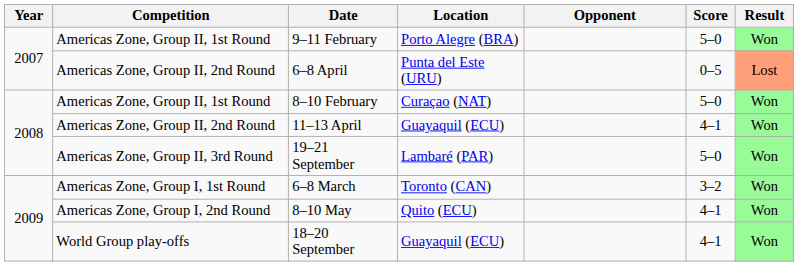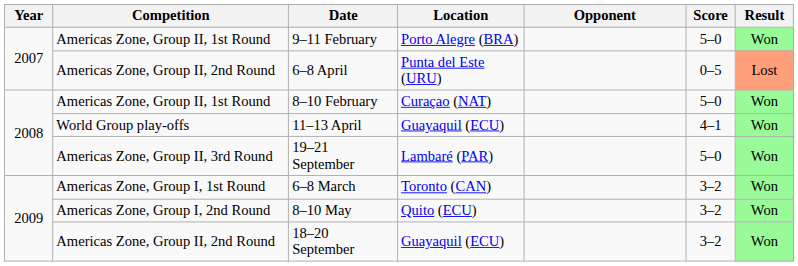(166, 124) Americas Zone, Group II, 2nd Round -> (123, 124) World Group play-offs
(711, 210) 4–1 -> (711, 210) 3–2
(123, 241) World Group play-offs -> (166, 241) Americas Zone, Group II, 2nd Round
(711, 241) 4–1 -> (711, 241) 3–2
